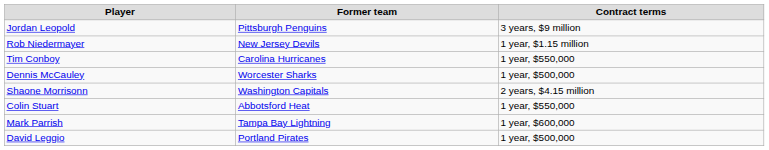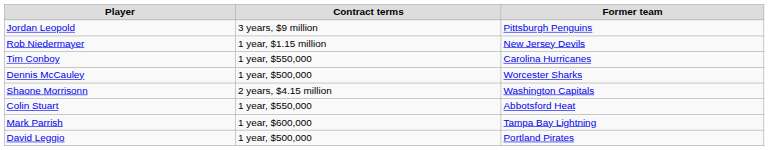columns swapped: (367, 12) <-> (631, 12)
